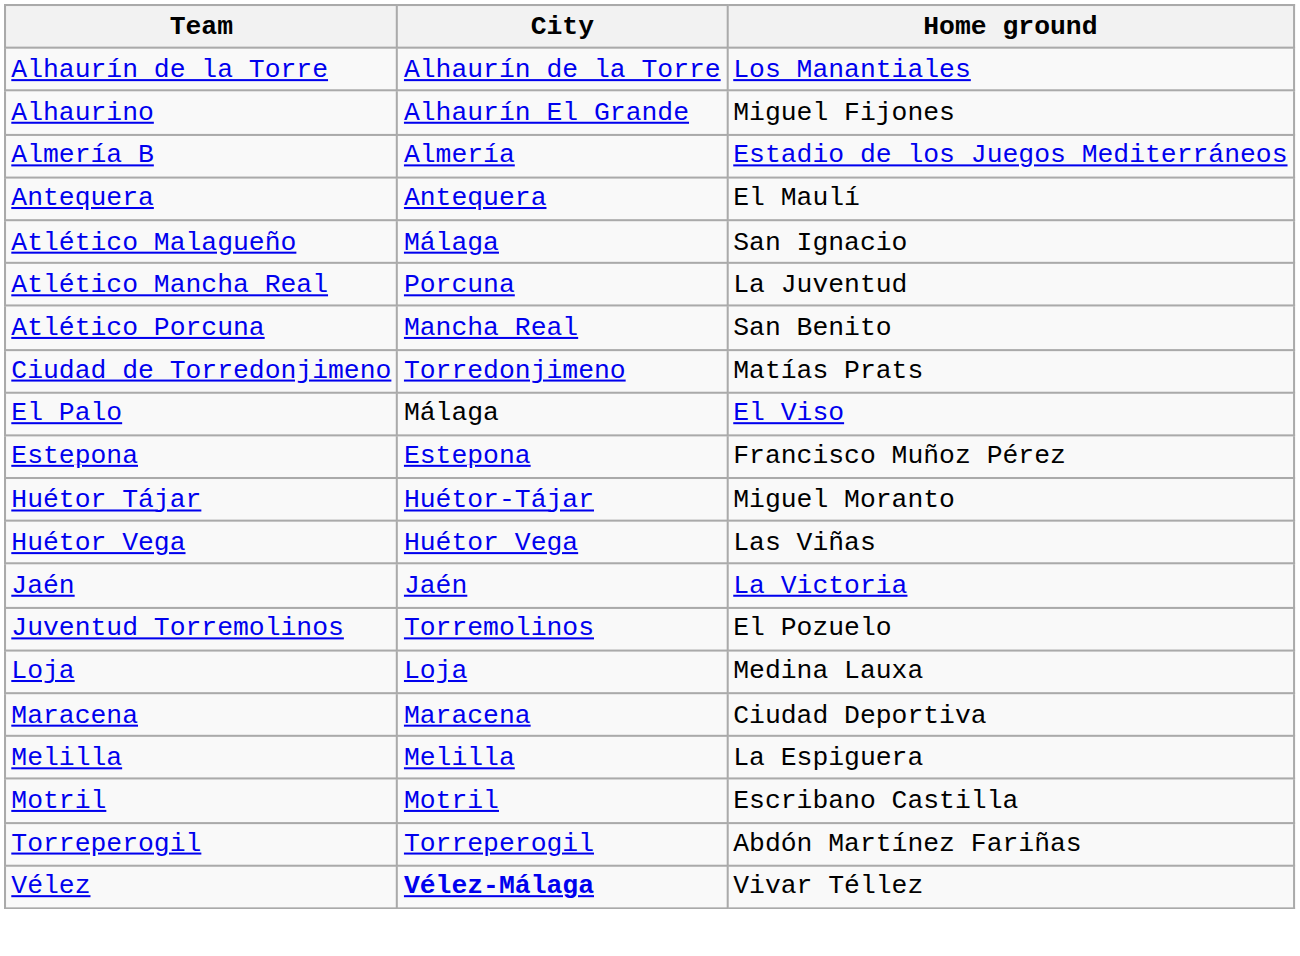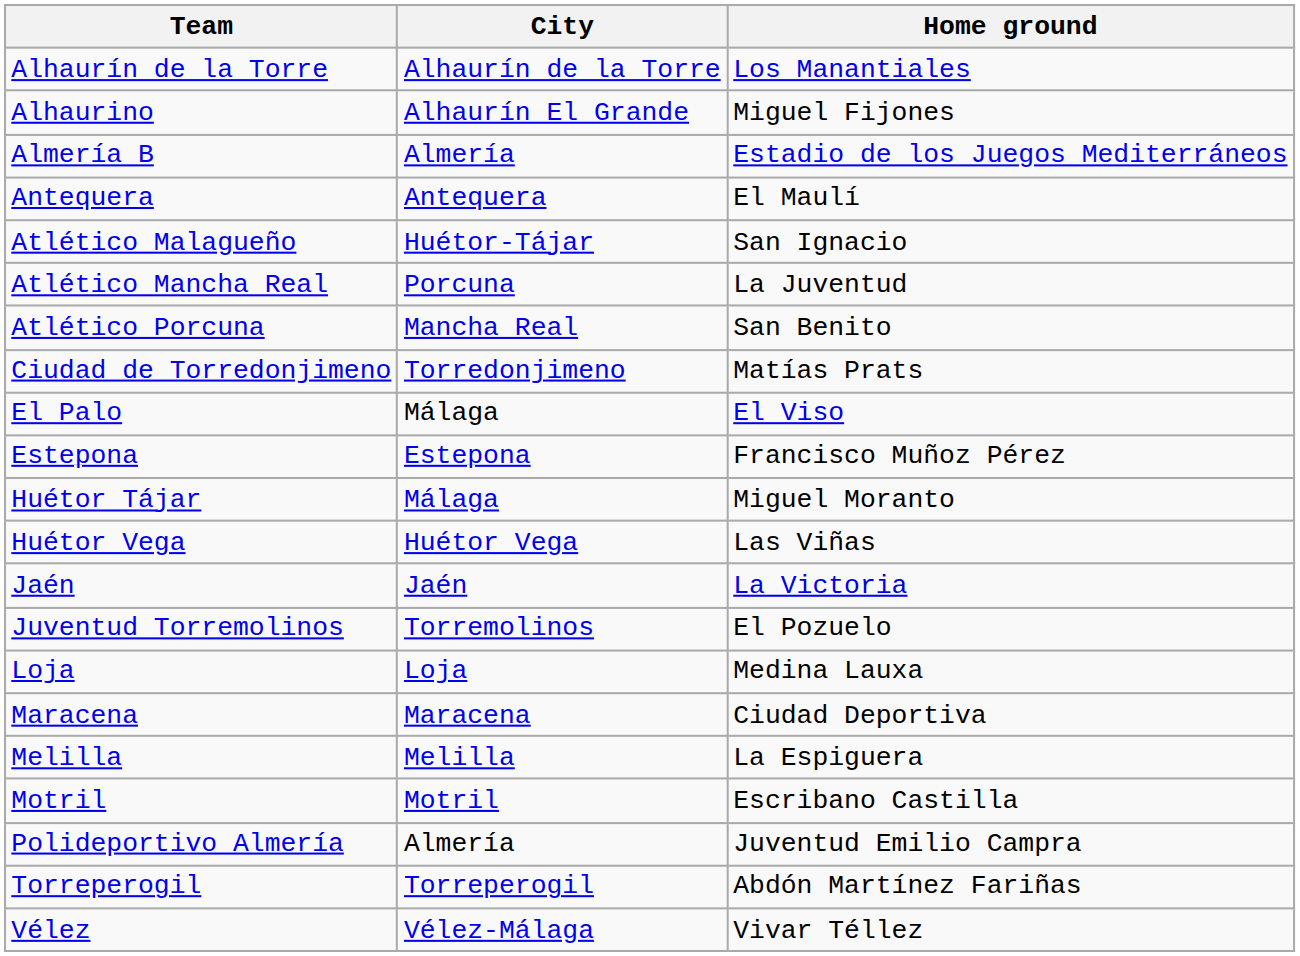(451, 242) Málaga -> (499, 242) Huétor-Tájar
(499, 500) Huétor-Tájar -> (451, 500) Málaga
+ row: (178, 844)
(499, 887) bold -> (499, 930) normal
